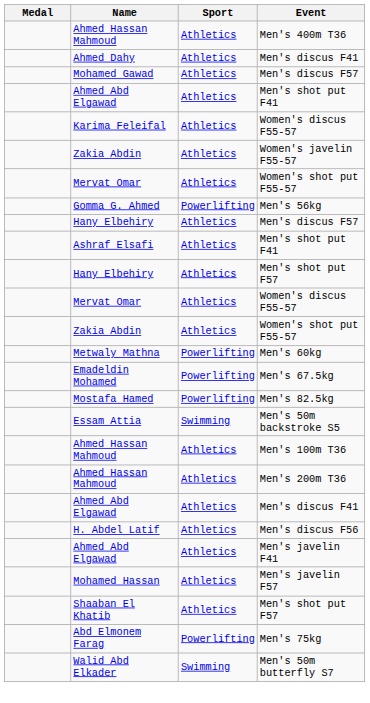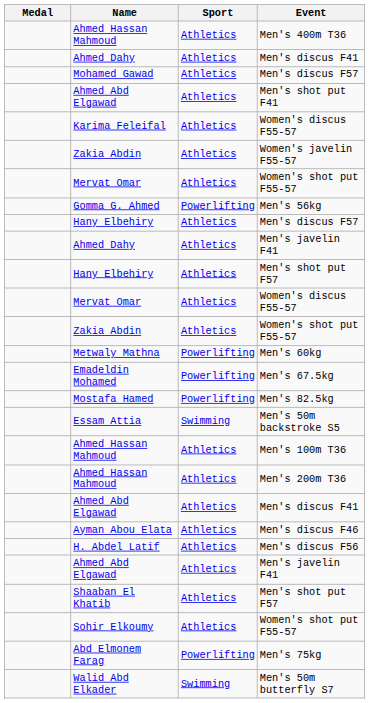+ row: (104, 245)
- row: (113, 245)
+ row: (123, 530)
- row: (116, 581)
+ row: (113, 627)
